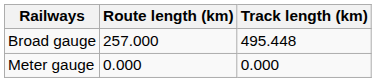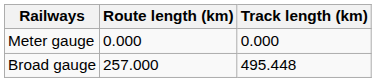rows swapped: (52, 41) <-> (51, 65)
